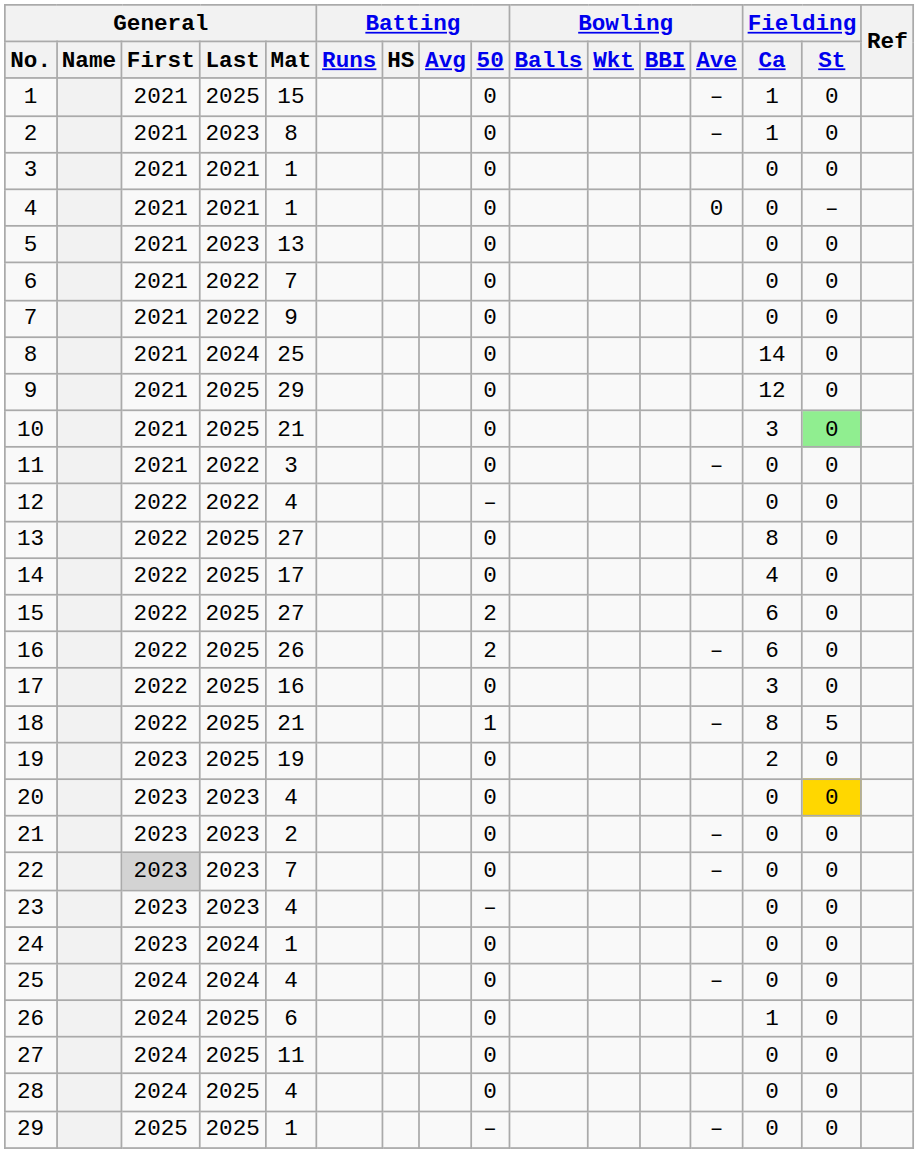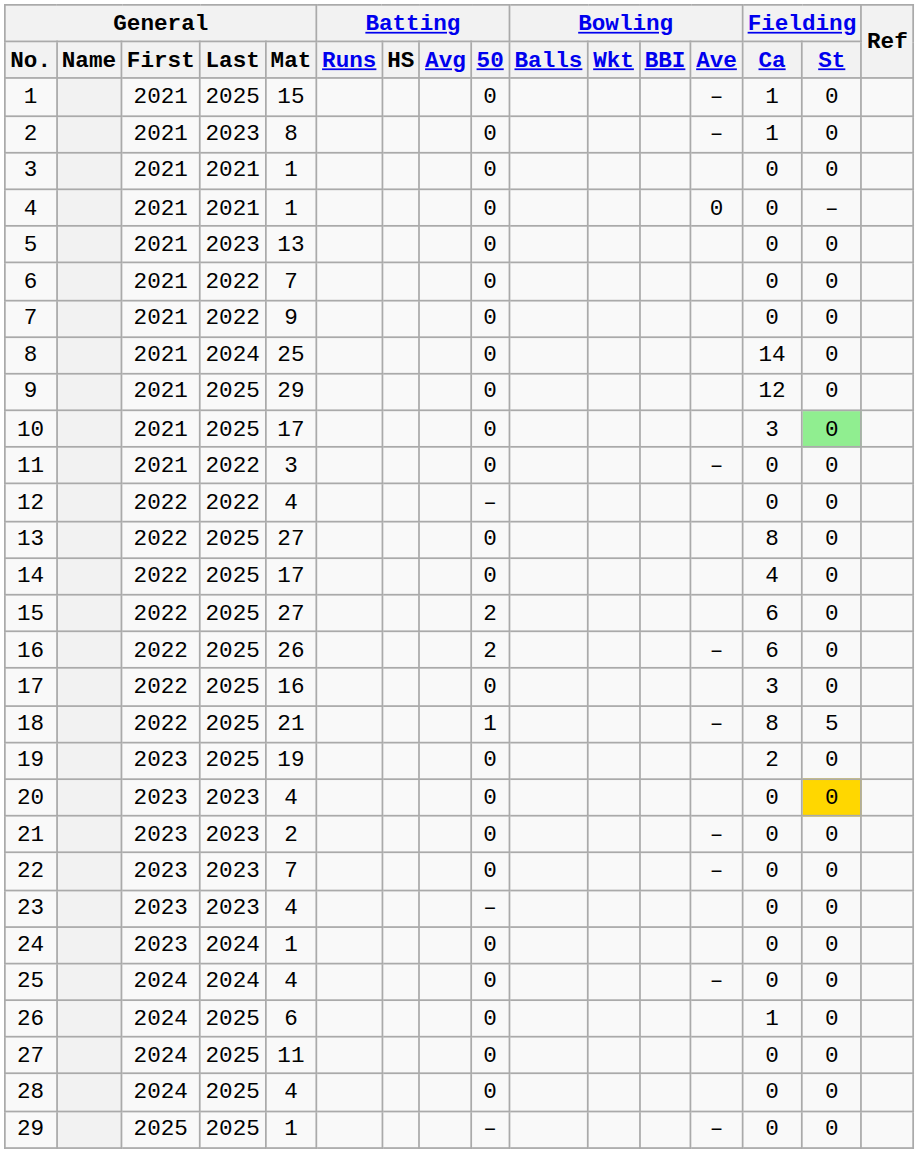(291, 429) 21 -> (291, 429) 17
(161, 871) lightgrey background -> (161, 871) no background
